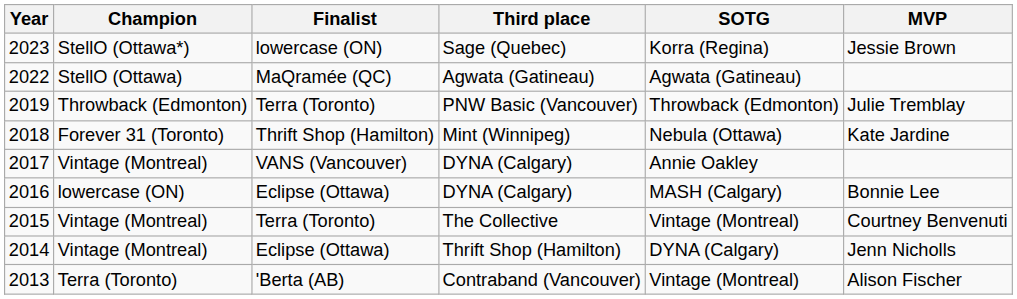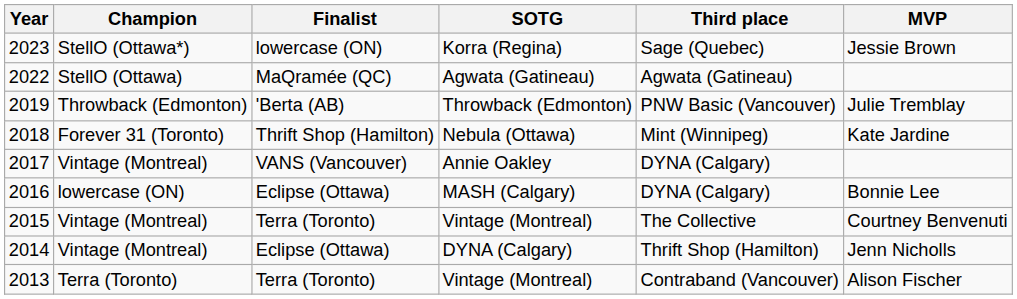columns swapped: (542, 18) <-> (744, 18)
(316, 105) Terra (Toronto) -> (300, 105) 'Berta (AB)
(300, 279) 'Berta (AB) -> (316, 279) Terra (Toronto)
